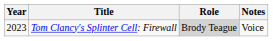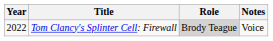(17, 28) 2023 -> (17, 28) 2022
